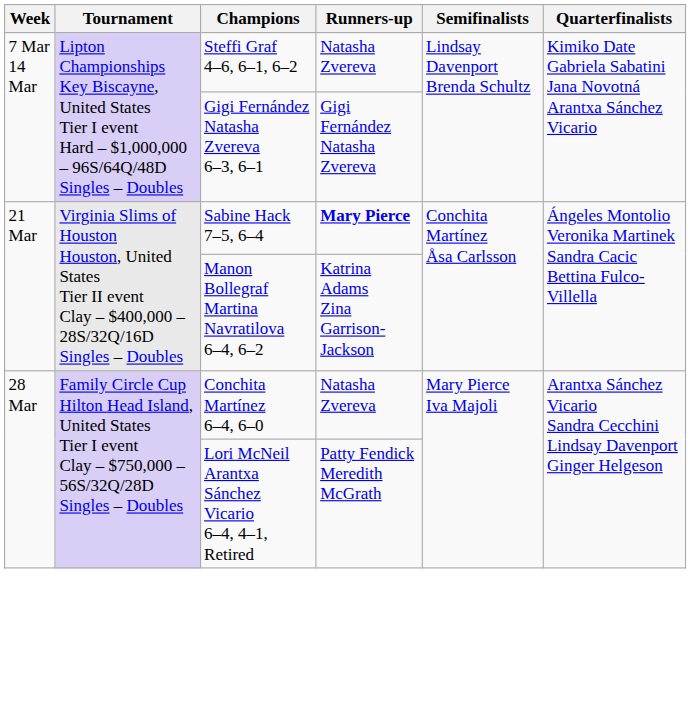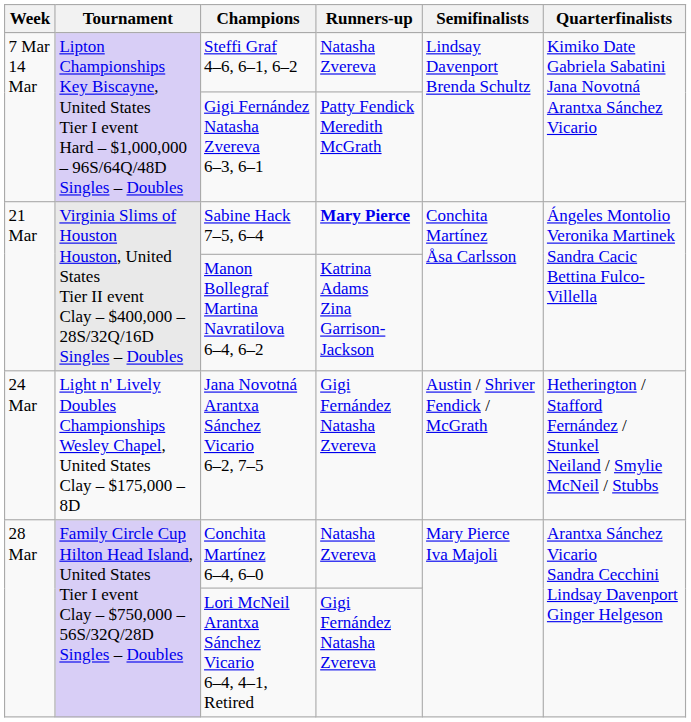(356, 136) Gigi Fernández Natasha Zvereva -> (367, 126) Patty Fendick Meredith McGrath
+ row: (251, 425)
(367, 473) Patty Fendick Meredith McGrath -> (356, 632) Gigi Fernández Natasha Zvereva
